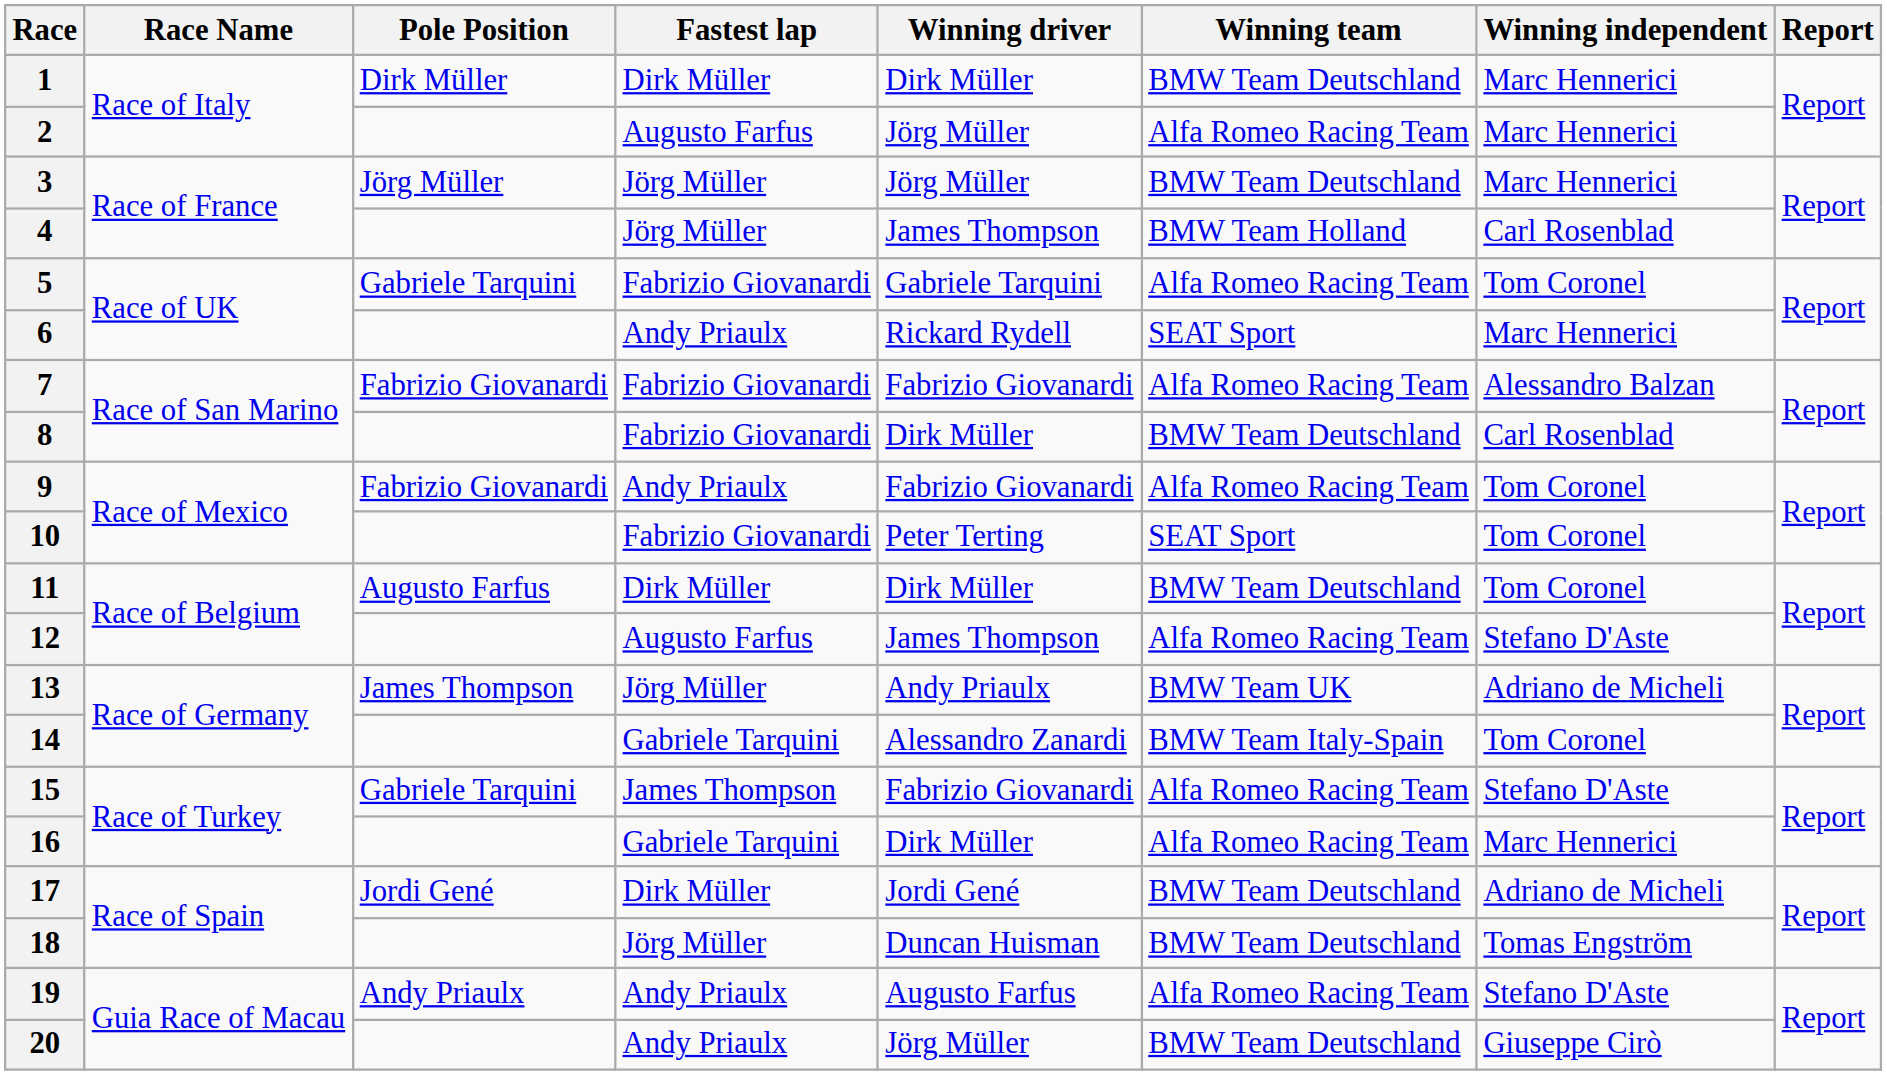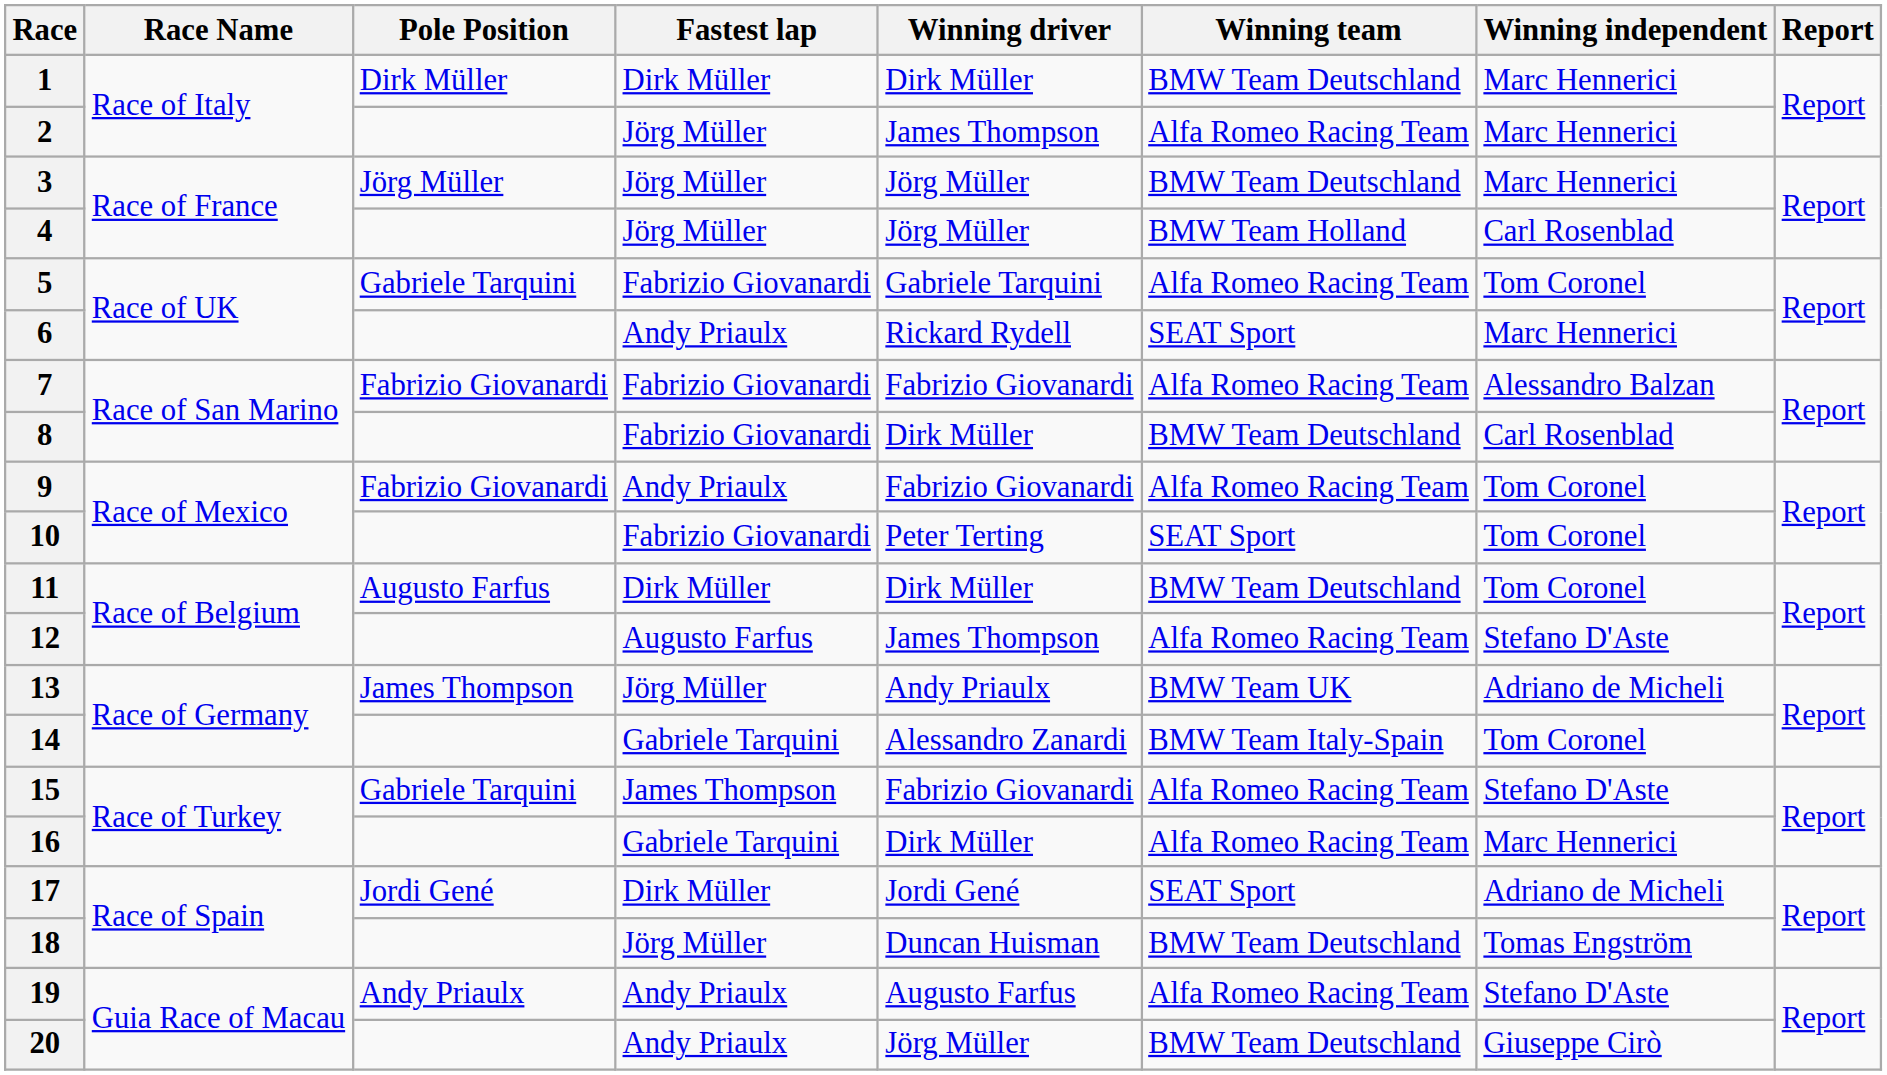(718, 130) Augusto Farfus -> (694, 130) Jörg Müller
(957, 130) Jörg Müller -> (992, 130) James Thompson
(992, 232) James Thompson -> (957, 232) Jörg Müller
(1304, 891) BMW Team Deutschland -> (1222, 891) SEAT Sport
